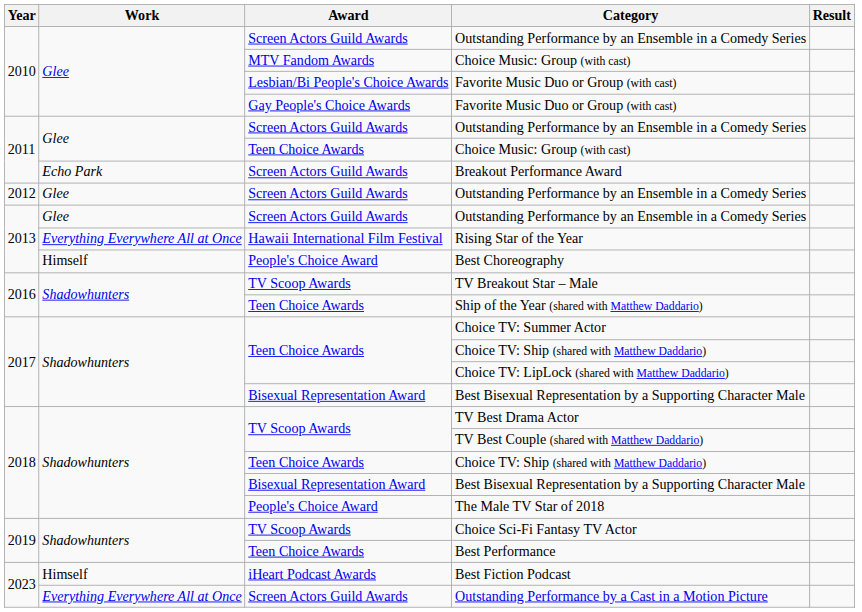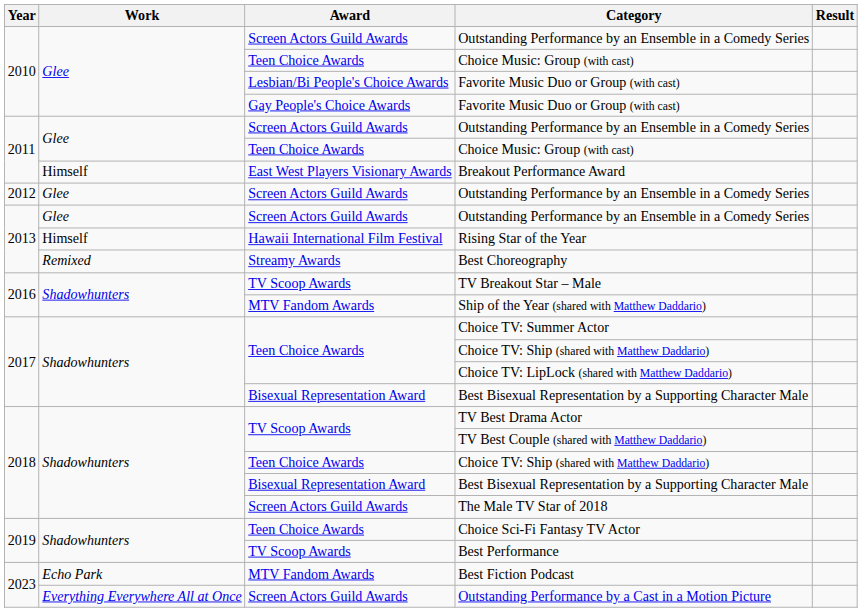(311, 60) MTV Fandom Awards -> (306, 60) Teen Choice Awards
(72, 171) Echo Park -> (65, 171) Himself
(328, 171) Screen Actors Guild Awards -> (350, 171) East West Players Visionary Awards
(142, 238) Everything Everywhere All at Once -> (65, 238) Himself
(65, 261) Himself -> (67, 261) Remixed
(313, 261) People's Choice Award -> (294, 261) Streamy Awards
(306, 305) Teen Choice Awards -> (311, 305) MTV Fandom Awards
(313, 506) People's Choice Award -> (328, 506) Screen Actors Guild Awards
(299, 529) TV Scoop Awards -> (306, 529) Teen Choice Awards
(306, 551) Teen Choice Awards -> (299, 551) TV Scoop Awards
(65, 573) Himself -> (72, 573) Echo Park
(312, 573) iHeart Podcast Awards -> (311, 573) MTV Fandom Awards
